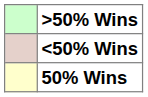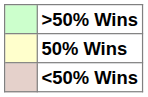rows swapped: (84, 77) <-> (90, 48)
